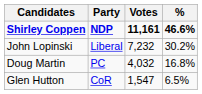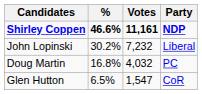columns swapped: (106, 13) <-> (180, 13)
